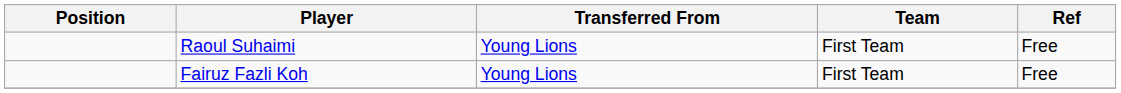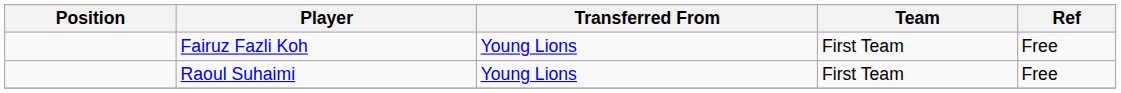rows swapped: (238, 46) <-> (244, 74)
